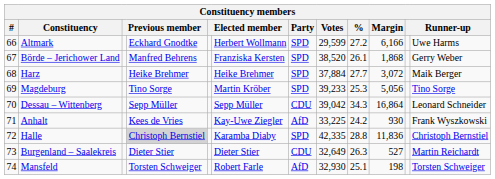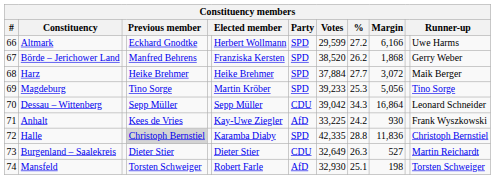(359, 58) 26.1 -> (359, 58) 26.2
